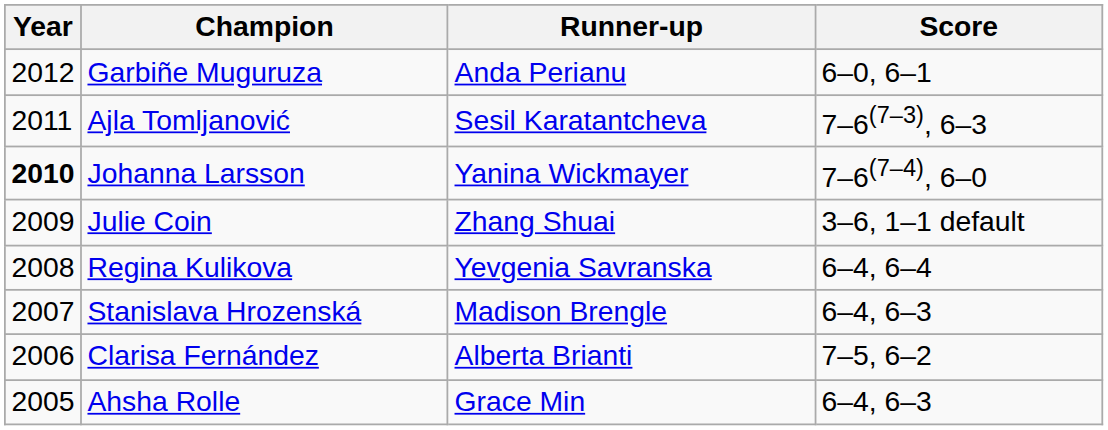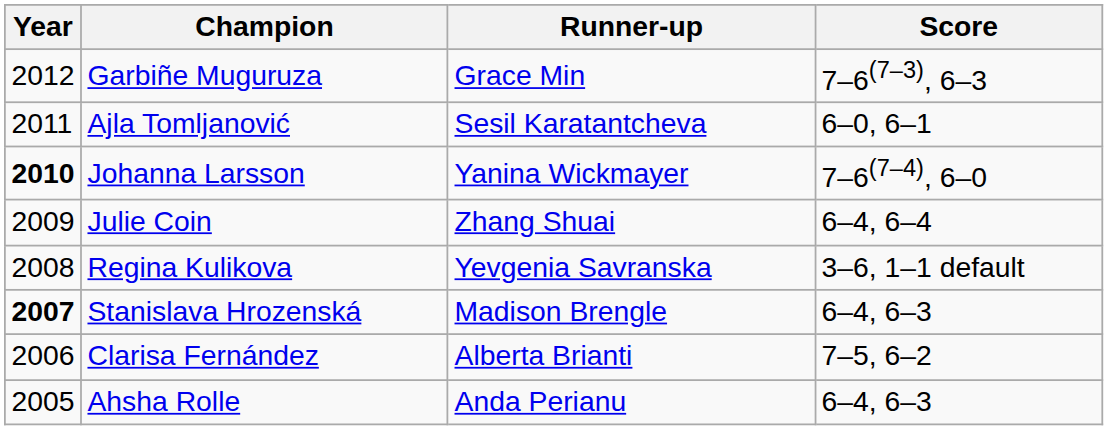(540, 71) Anda Perianu -> (520, 75) Grace Min
(877, 71) 6–0, 6–1 -> (904, 75) 7–6(7–3), 6–3
(904, 120) 7–6(7–3), 6–3 -> (877, 124) 6–0, 6–1
(923, 221) 3–6, 1–1 default -> (877, 221) 6–4, 6–4
(877, 266) 6–4, 6–4 -> (923, 266) 3–6, 1–1 default
(43, 311) normal -> (43, 311) bold
(520, 401) Grace Min -> (540, 401) Anda Perianu
